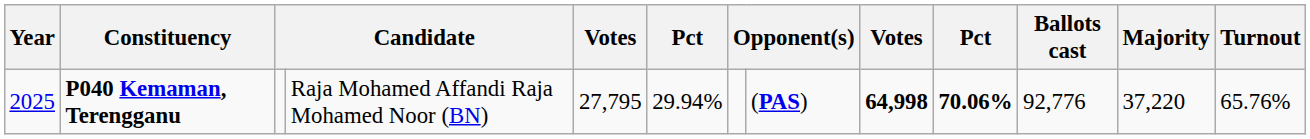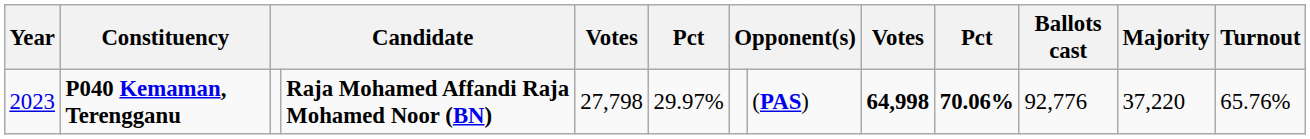(32, 101) 2025 -> (32, 101) 2023
(422, 101) normal -> (428, 101) bold
(610, 101) 27,795 -> (612, 101) 27,798
(687, 101) 29.94% -> (689, 101) 29.97%
